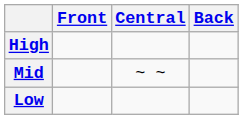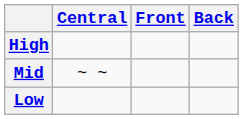columns swapped: (82, 18) <-> (150, 18)
